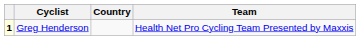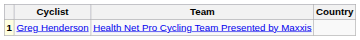columns swapped: (112, 12) <-> (244, 12)
